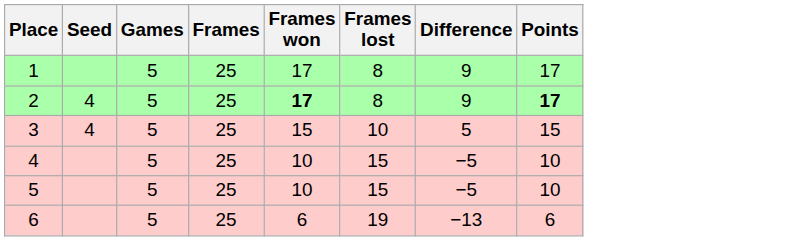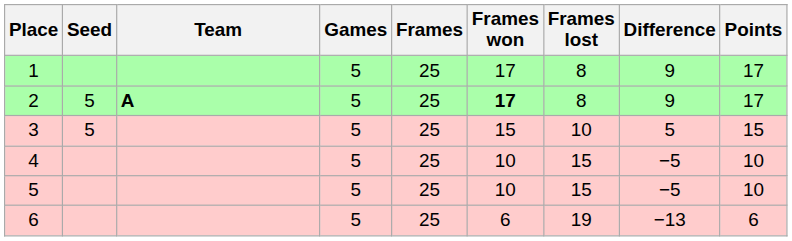+ column: (218, 30)
(90, 100) 4 -> (90, 100) 5
(550, 100) bold -> (753, 100) normal
(90, 130) 4 -> (90, 130) 5
